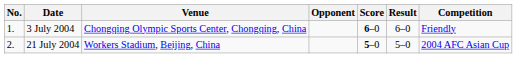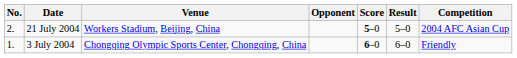rows swapped: (50, 28) <-> (53, 45)
